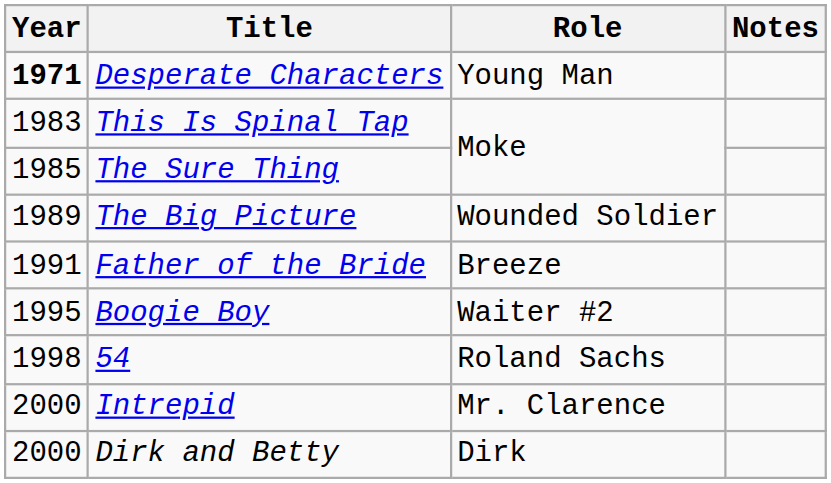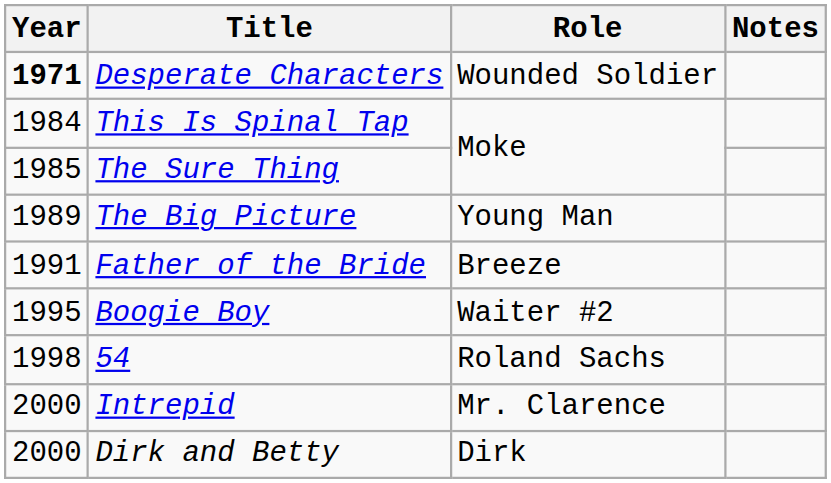(535, 76) Young Man -> (588, 76) Wounded Soldier
(47, 123) 1983 -> (47, 123) 1984
(588, 218) Wounded Soldier -> (535, 218) Young Man
